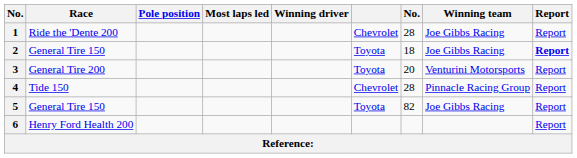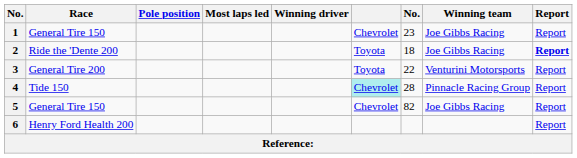(73, 32) Ride the 'Dente 200 -> (67, 32) General Tire 150
(409, 32) 28 -> (409, 32) 23
(67, 51) General Tire 150 -> (73, 51) Ride the 'Dente 200
(409, 69) 20 -> (409, 69) 22
(376, 88) no background -> (376, 88) paleturquoise background
(369, 106) Toyota -> (376, 106) Chevrolet
